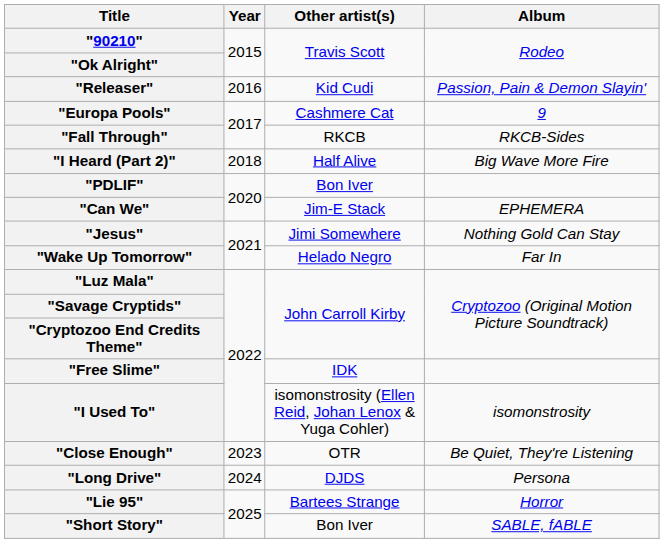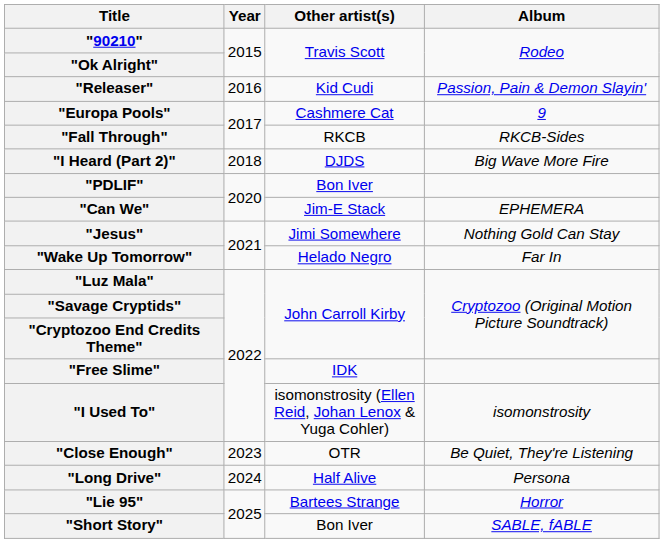(345, 161) Half Alive -> (345, 161) DJDS
(345, 477) DJDS -> (345, 477) Half Alive
